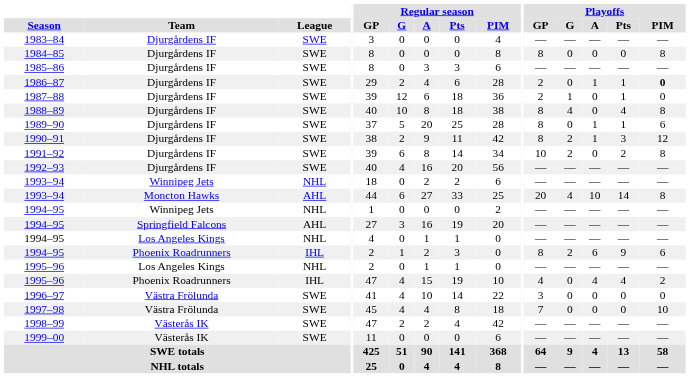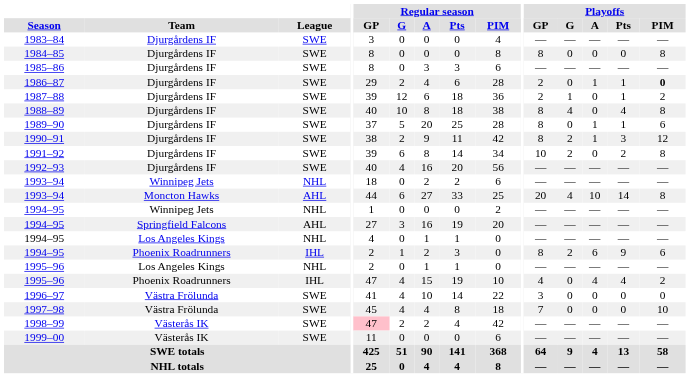(663, 96) 0 -> (663, 96) 2
(371, 323) no background -> (371, 323) pink background
